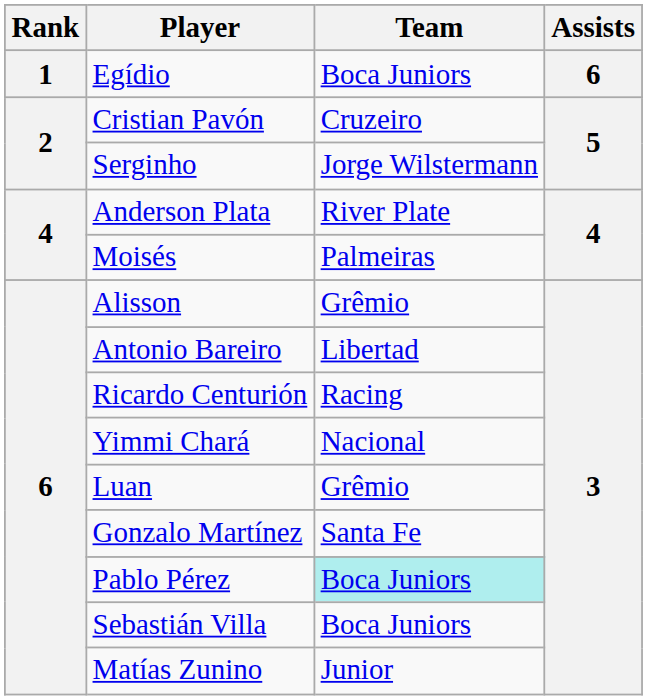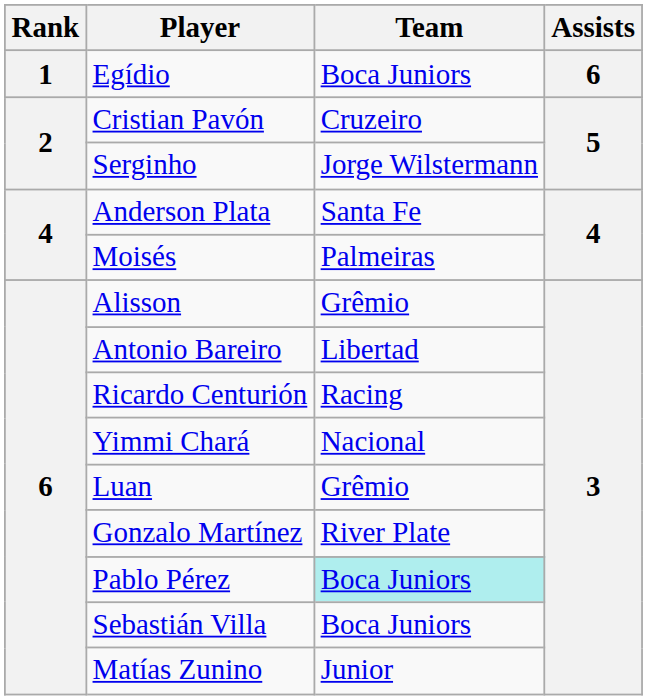(385, 211) River Plate -> (371, 211) Santa Fe
(371, 532) Santa Fe -> (385, 532) River Plate
